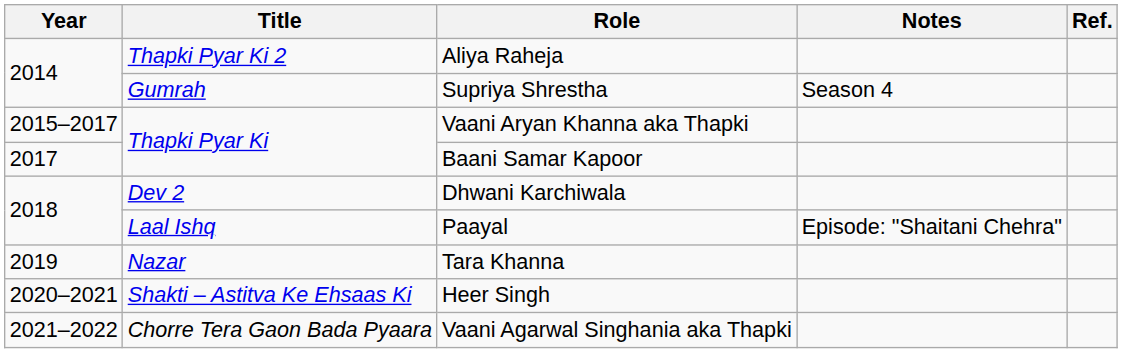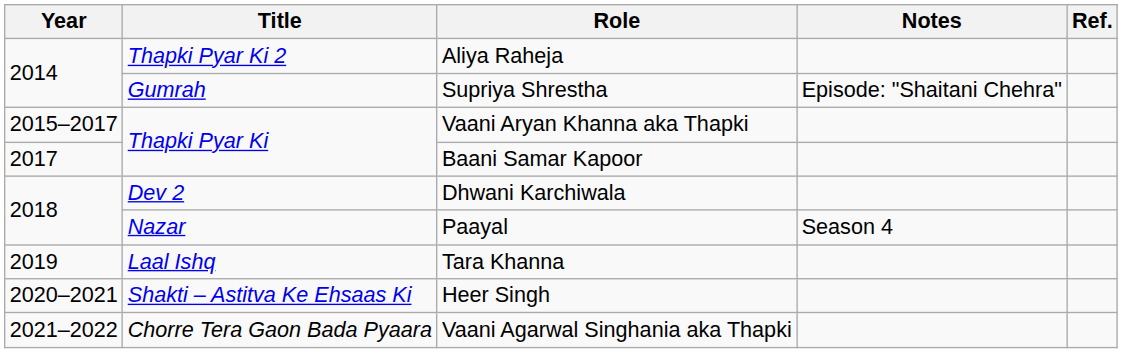(847, 90) Season 4 -> (932, 90) Episode: "Shaitani Chehra"
(172, 227) Laal Ishq -> (157, 227) Nazar
(932, 227) Episode: "Shaitani Chehra" -> (847, 227) Season 4
(157, 261) Nazar -> (172, 261) Laal Ishq
